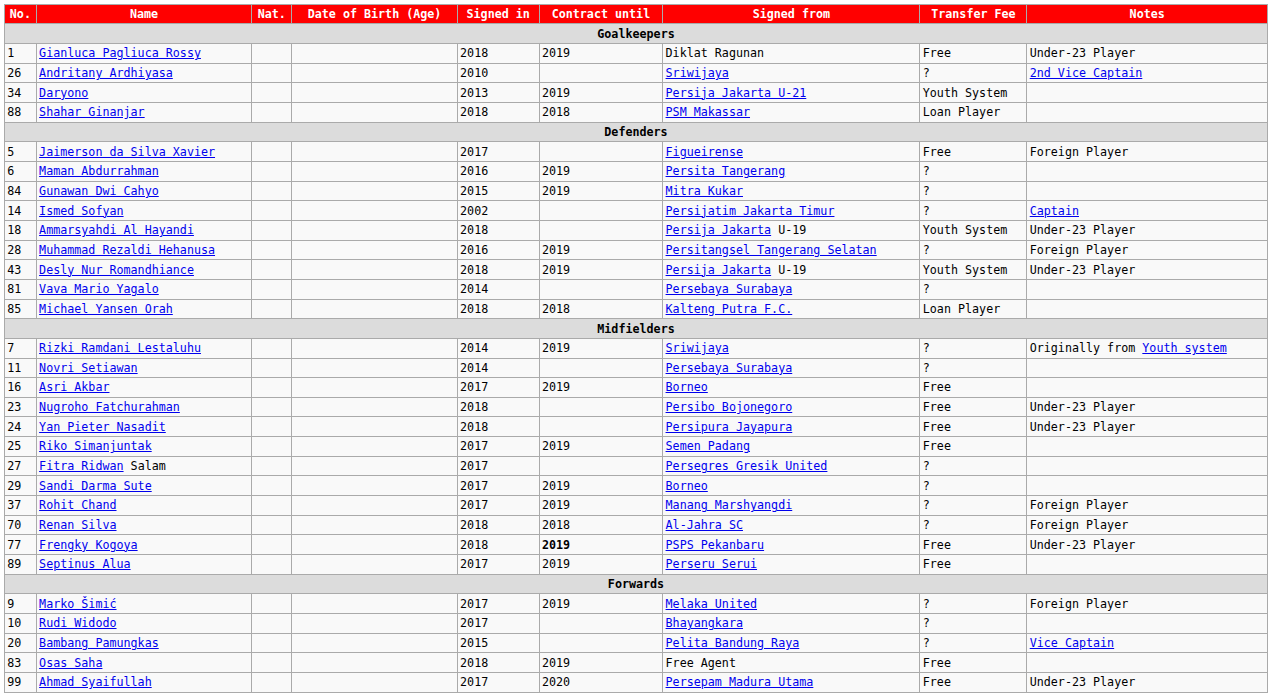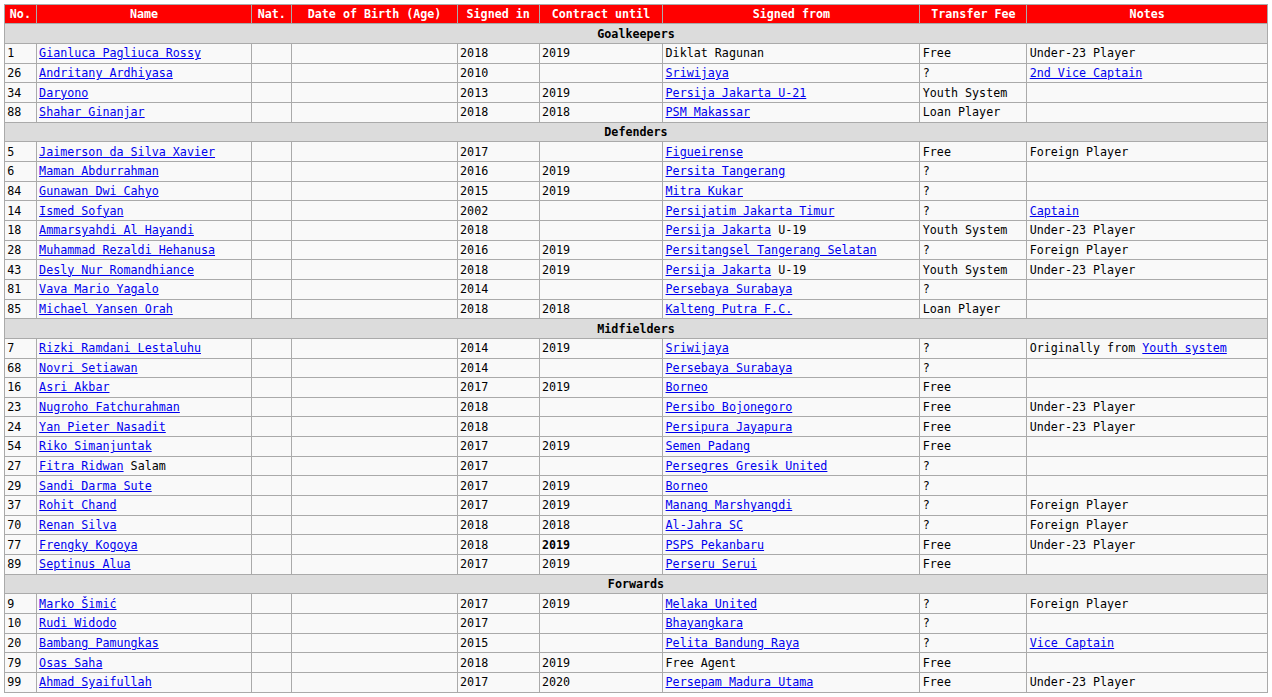(14, 368) 11 -> (14, 368) 68
(14, 446) 25 -> (14, 446) 54
(14, 663) 83 -> (14, 663) 79
